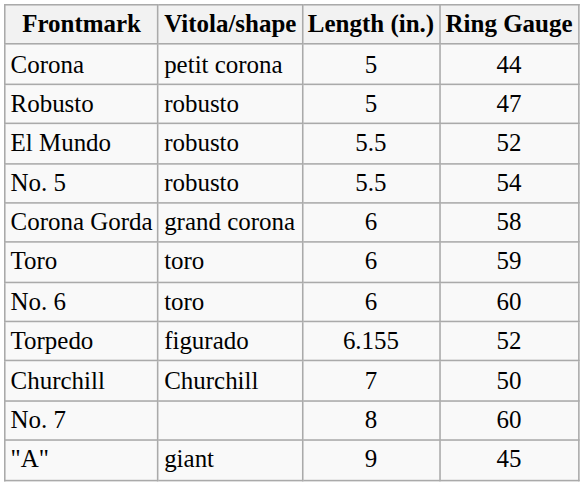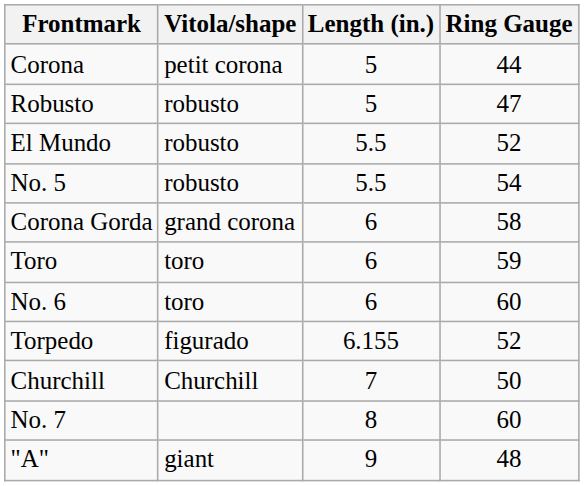(509, 459) 45 -> (509, 459) 48
